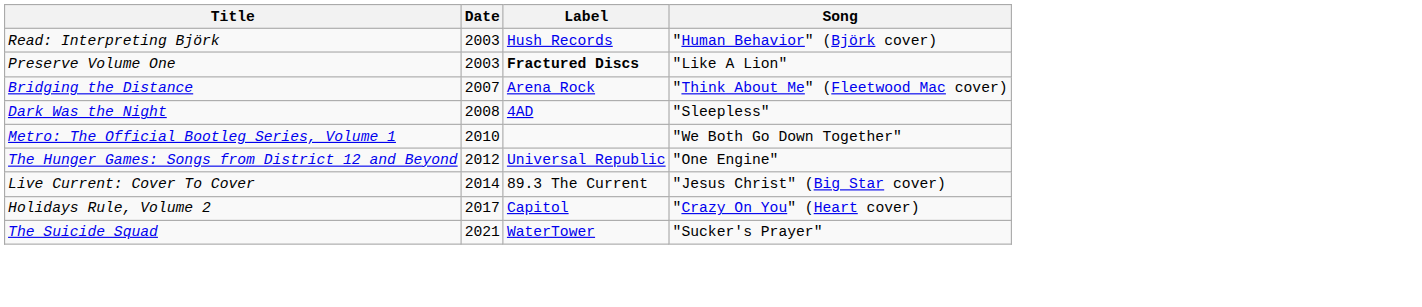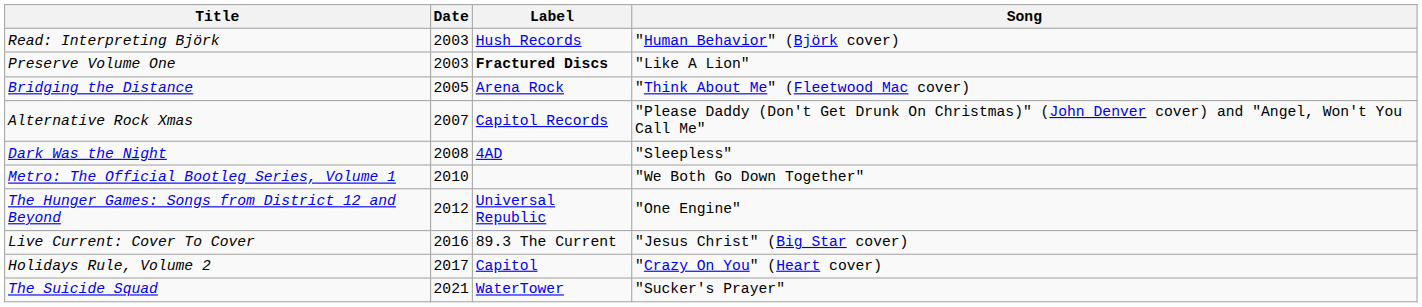(482, 88) 2007 -> (451, 88) 2005
+ row: (101, 121)
(482, 184) 2014 -> (451, 242) 2016
